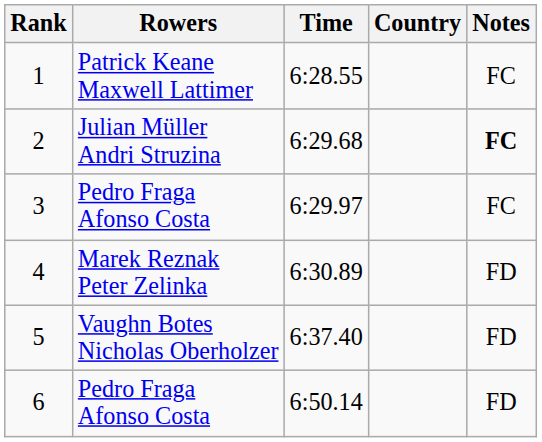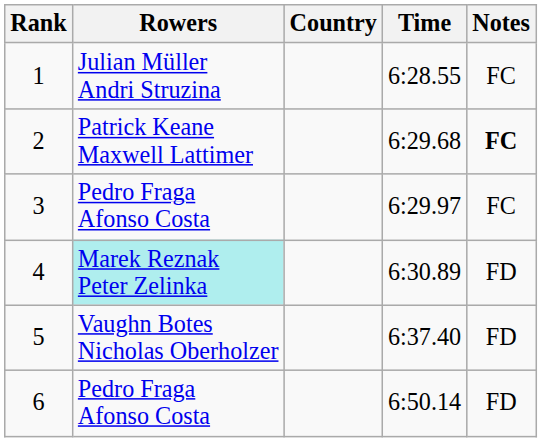columns swapped: (418, 23) <-> (326, 23)
(165, 75) Patrick Keane Maxwell Lattimer -> (149, 75) Julian Müller Andri Struzina
(149, 141) Julian Müller Andri Struzina -> (165, 141) Patrick Keane Maxwell Lattimer
(149, 272) no background -> (149, 272) paleturquoise background
